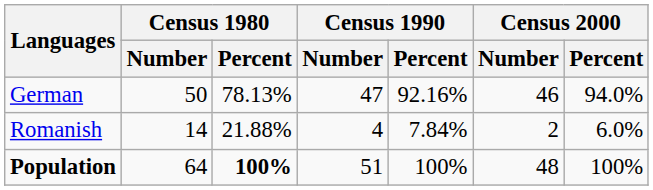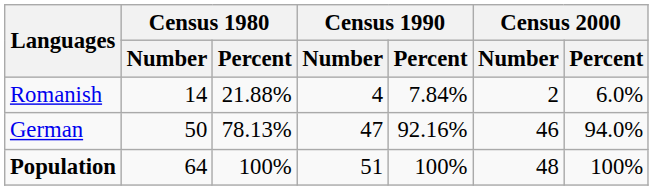rows swapped: (47, 94) <-> (56, 130)
(263, 166) bold -> (265, 166) normal
